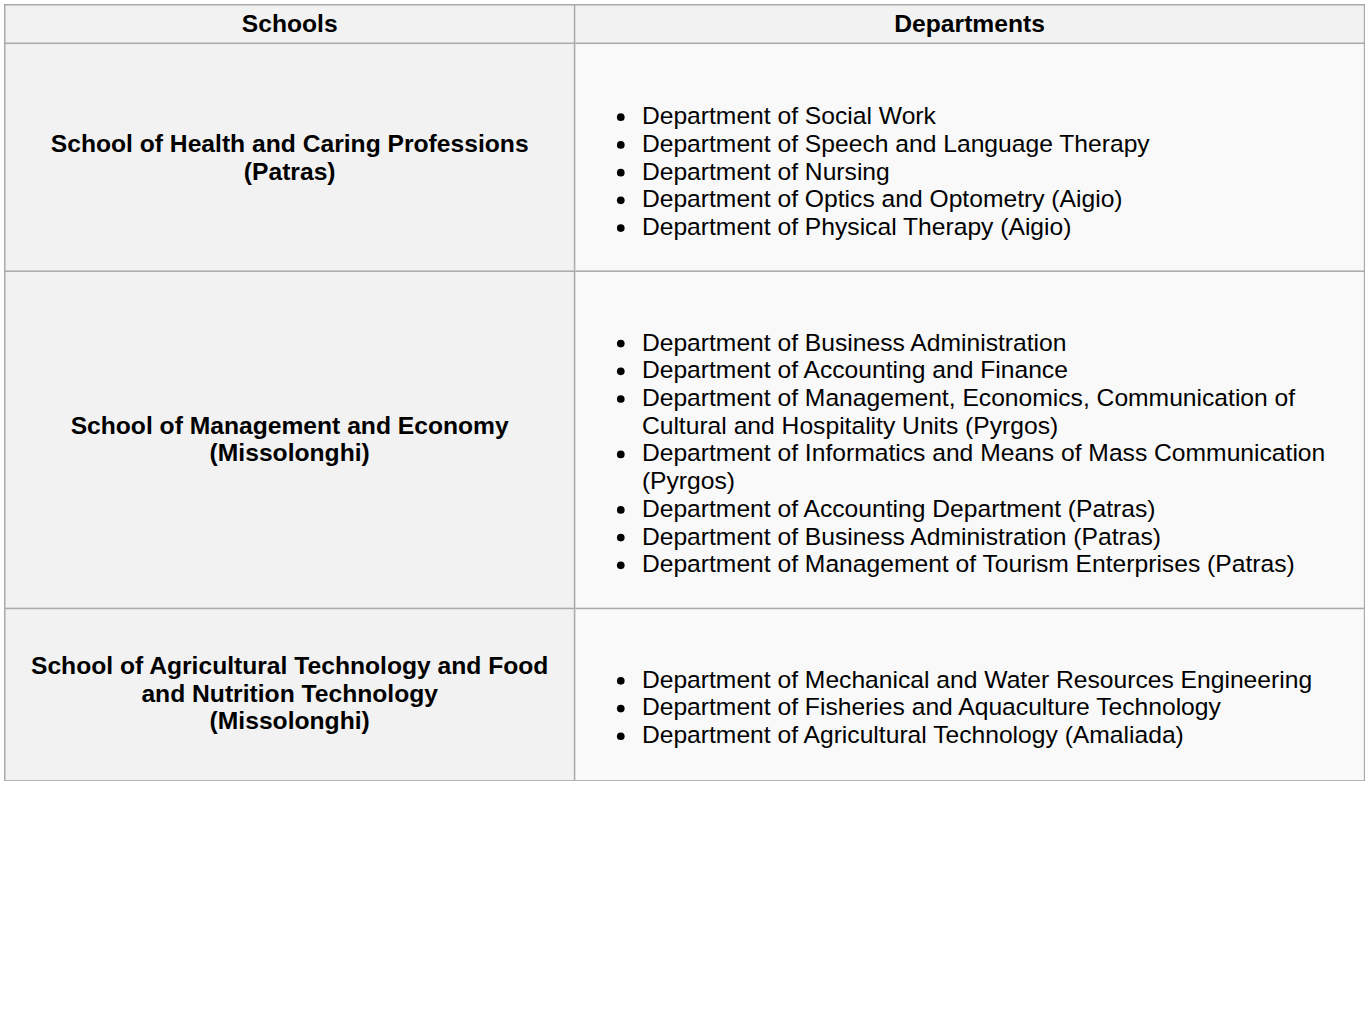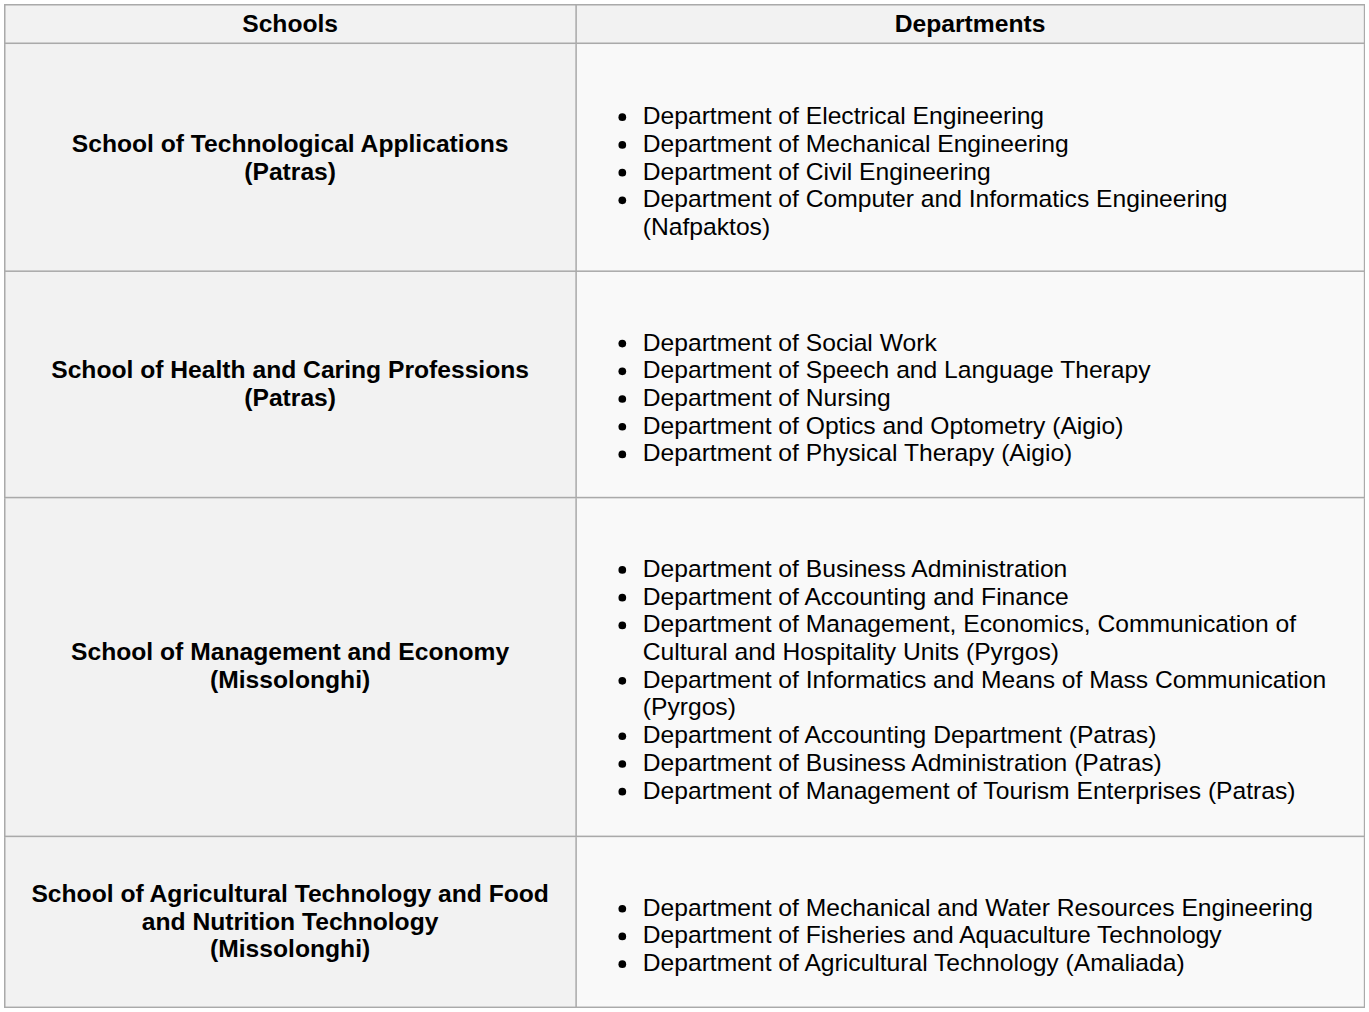+ row: (290, 157)
